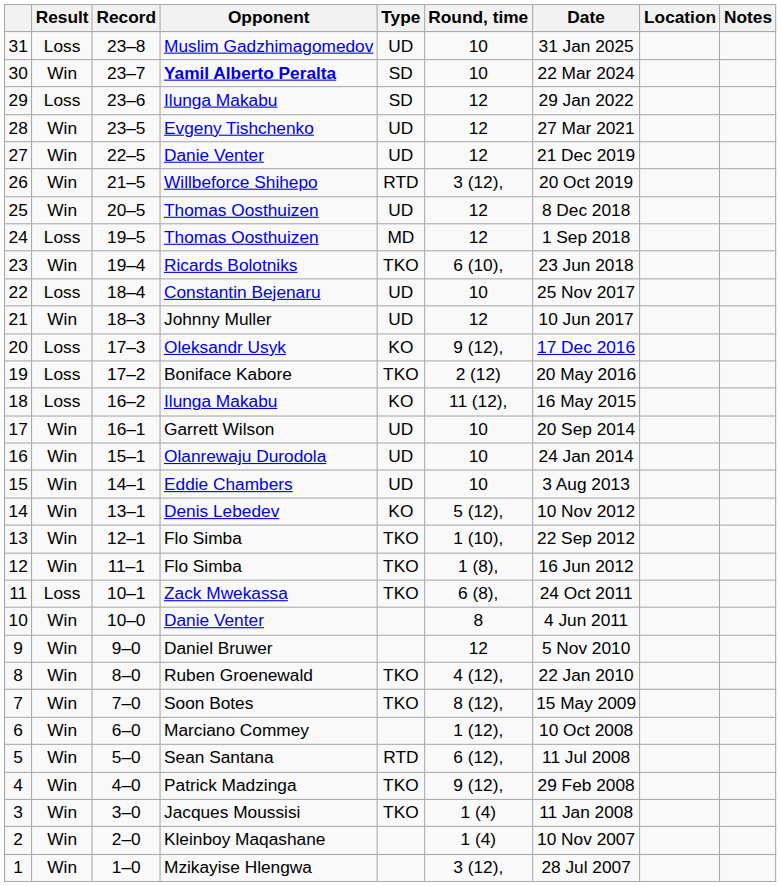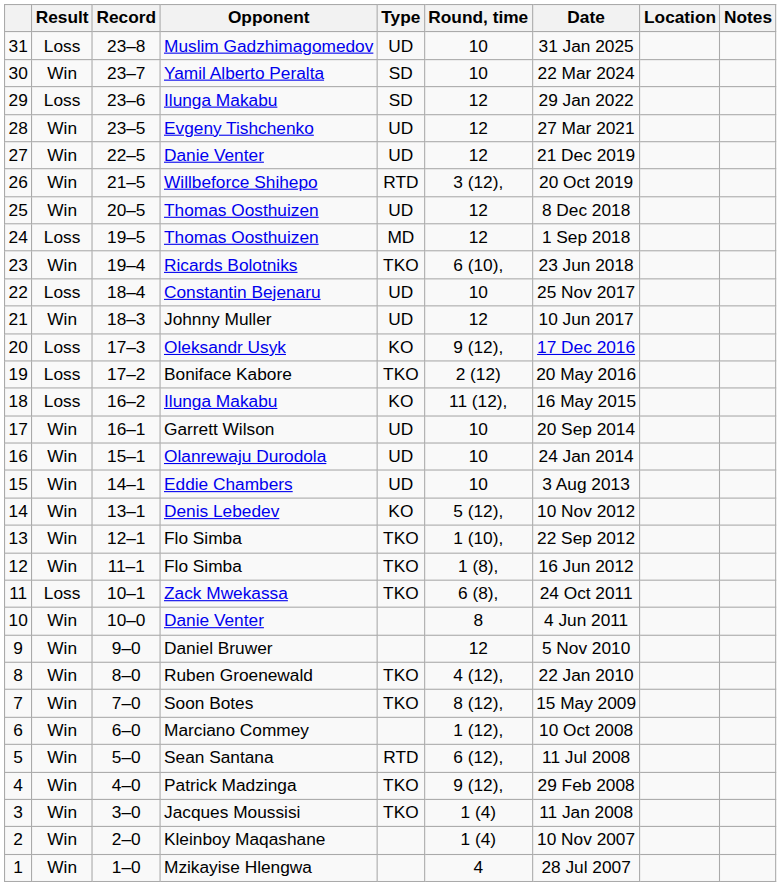(250, 73) bold -> (244, 73) normal
(478, 867) 3 (12), -> (478, 867) 4
